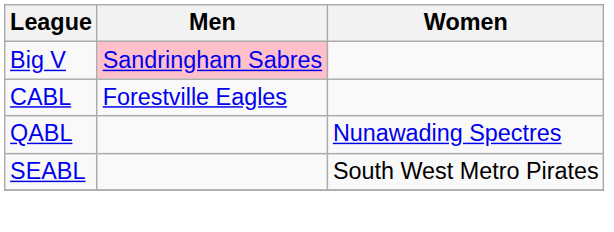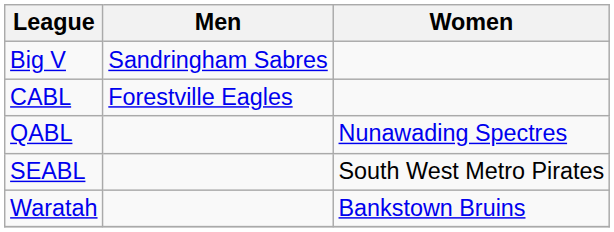(212, 60) pink background -> (218, 60) no background
+ row: (54, 208)
